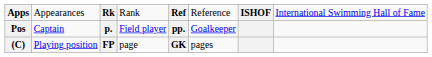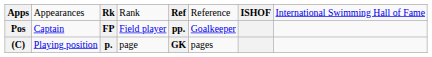(109, 29) p. -> (109, 29) FP
(109, 45) FP -> (109, 45) p.
